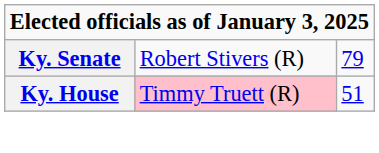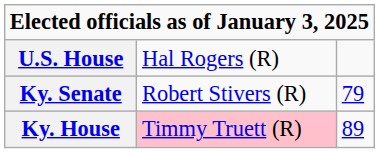+ row: (71, 57)
(353, 93) 51 -> (353, 128) 89
